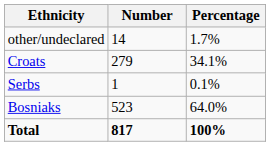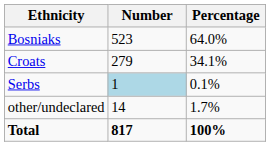rows swapped: (34, 107) <-> (56, 38)
(115, 84) no background -> (115, 84) lightblue background
